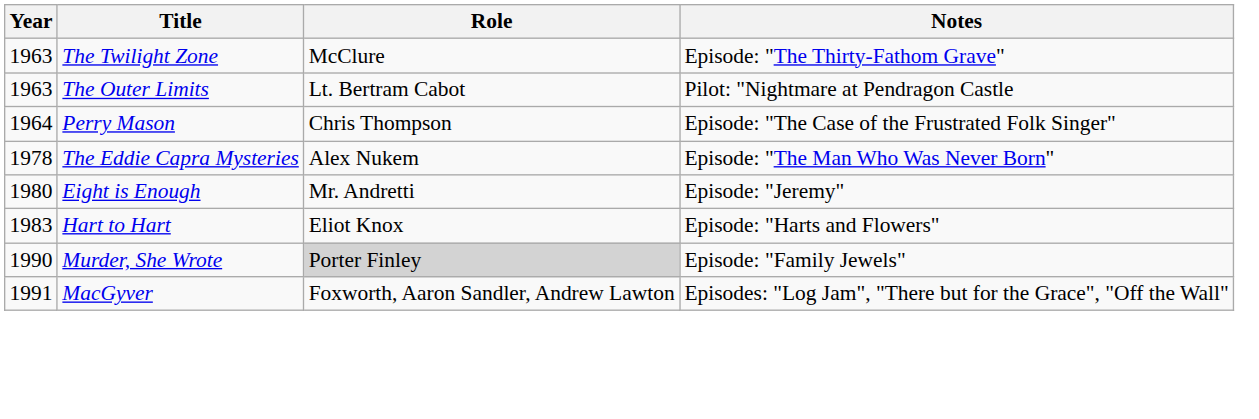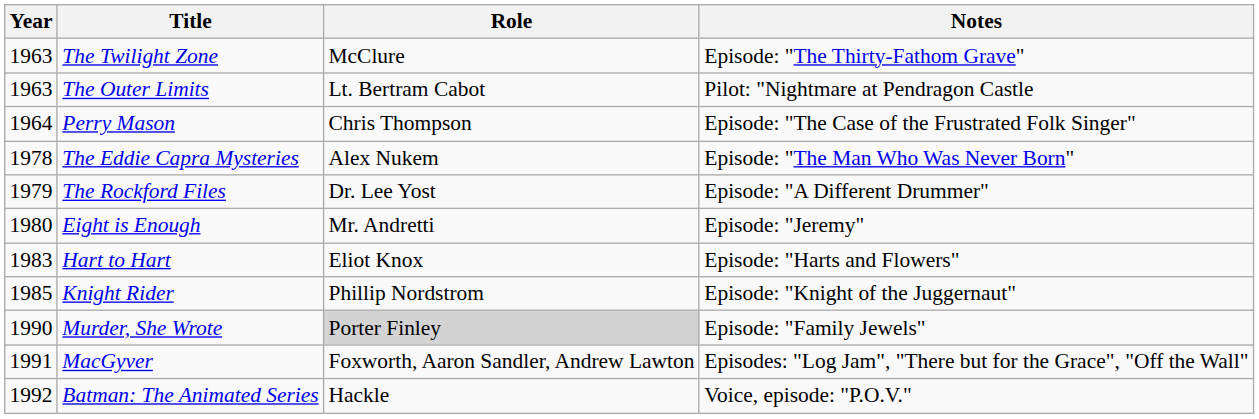+ row: (144, 191)
+ row: (118, 293)
+ row: (191, 395)
